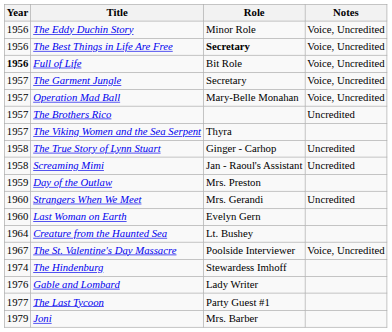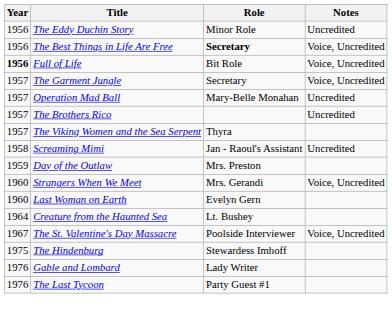(346, 30) Voice, Uncredited -> (331, 30) Uncredited
(346, 98) Voice, Uncredited -> (331, 98) Uncredited
- row: (97, 149)
(331, 200) Uncredited -> (346, 183) Voice, Uncredited
(18, 268) 1974 -> (18, 251) 1975
(18, 302) 1977 -> (18, 285) 1976
- row: (42, 319)
